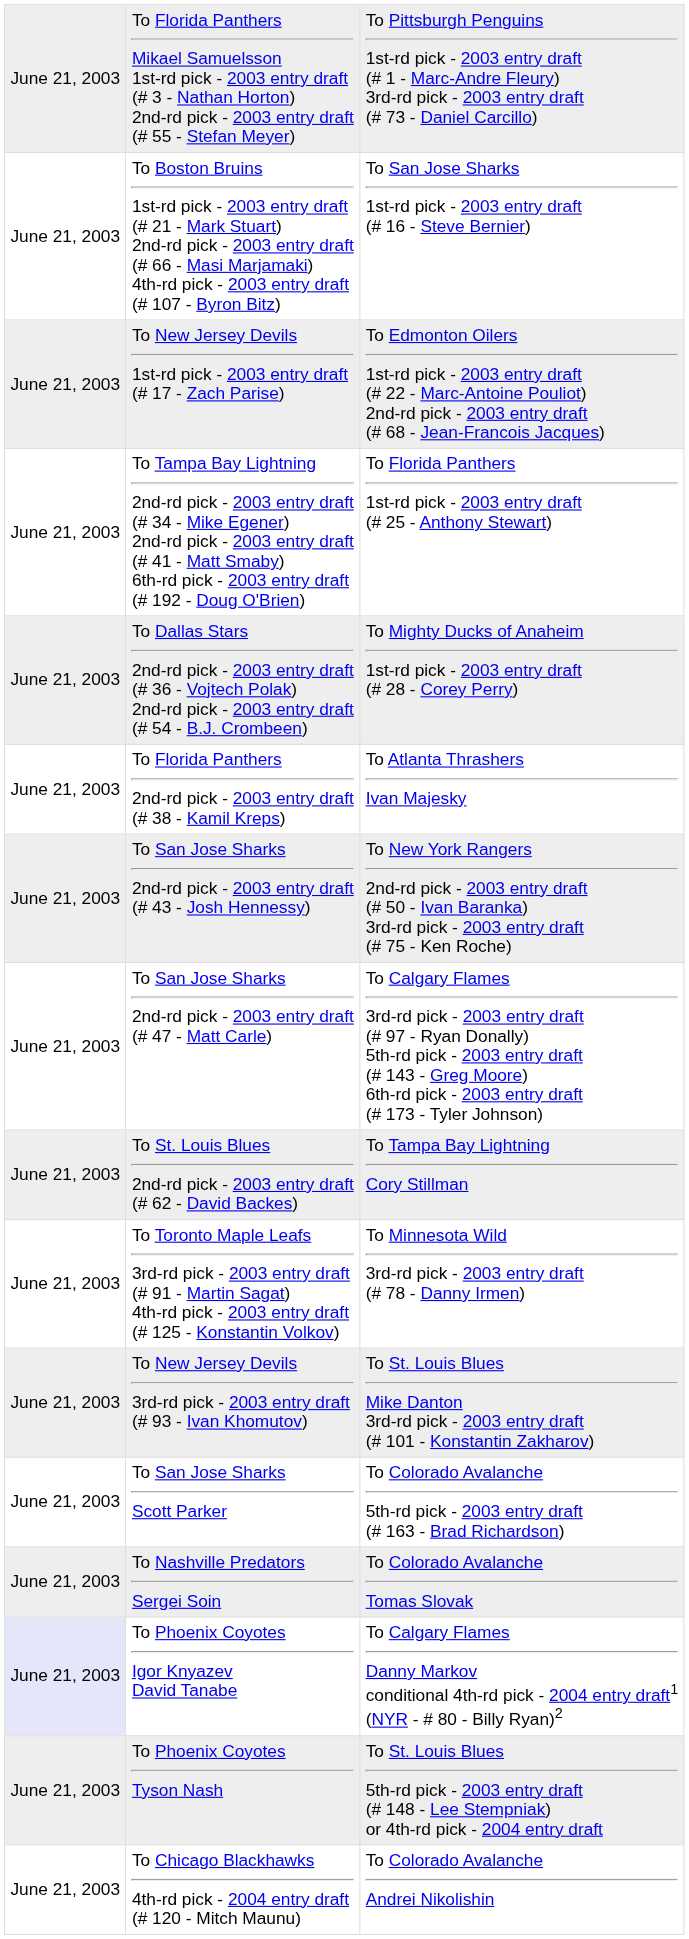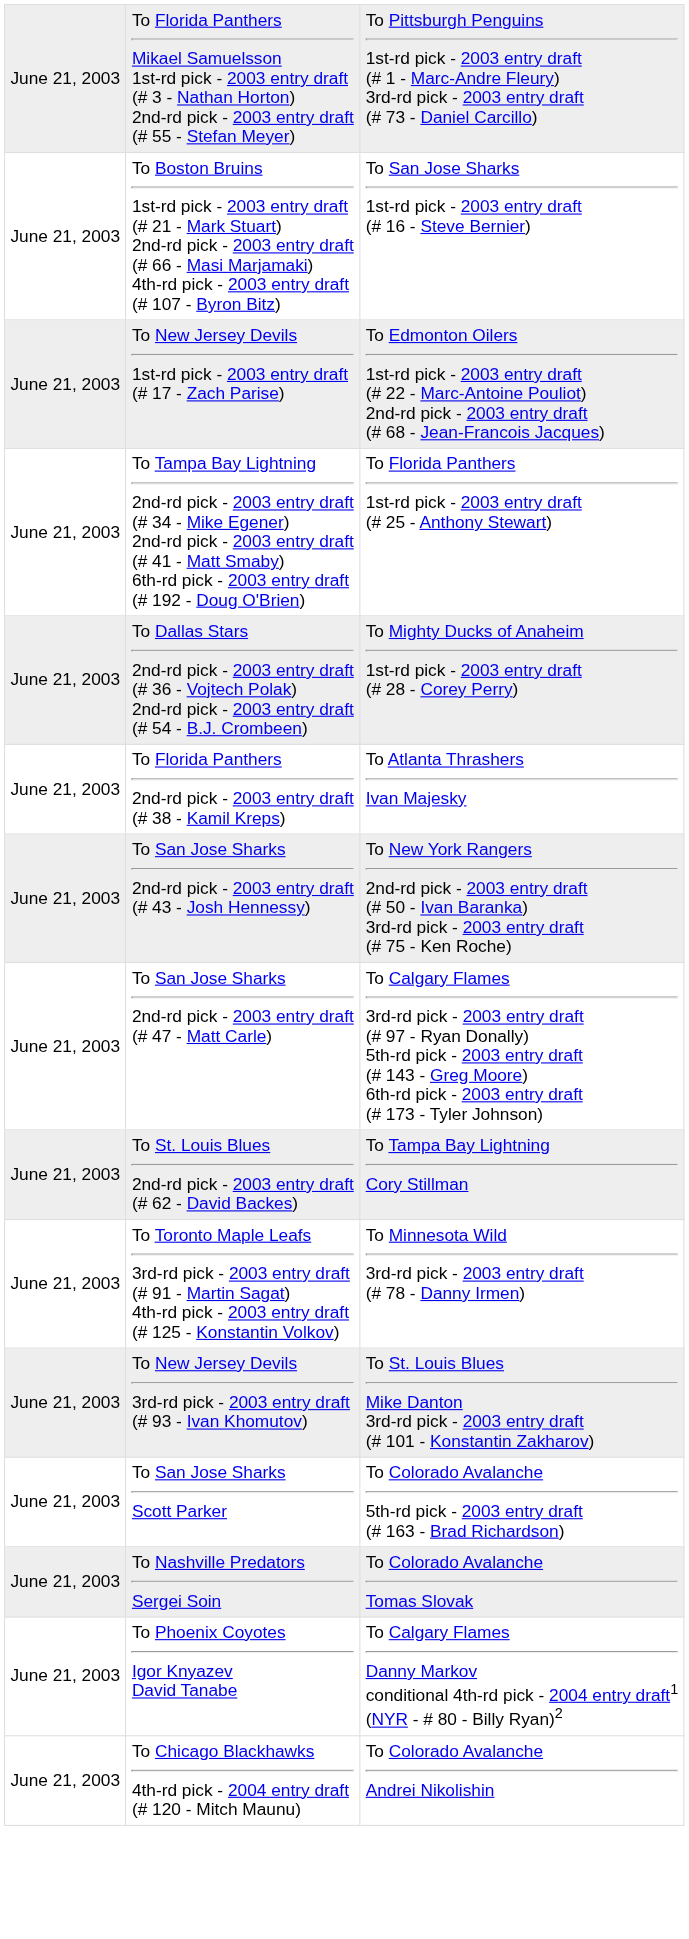(65, 1676) lavender background -> (65, 1676) no background
- row: (243, 1770)
